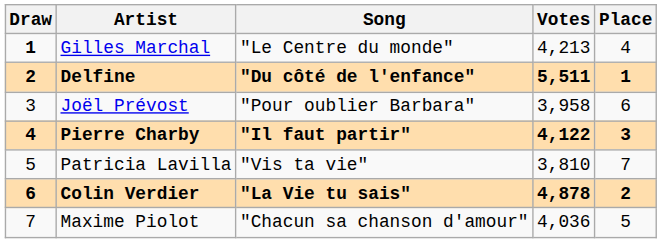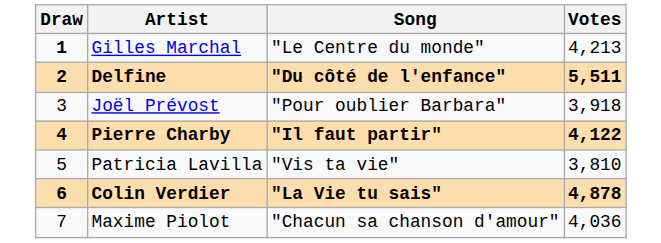- column: (626, 19)
(564, 106) 3,958 -> (595, 106) 3,918
